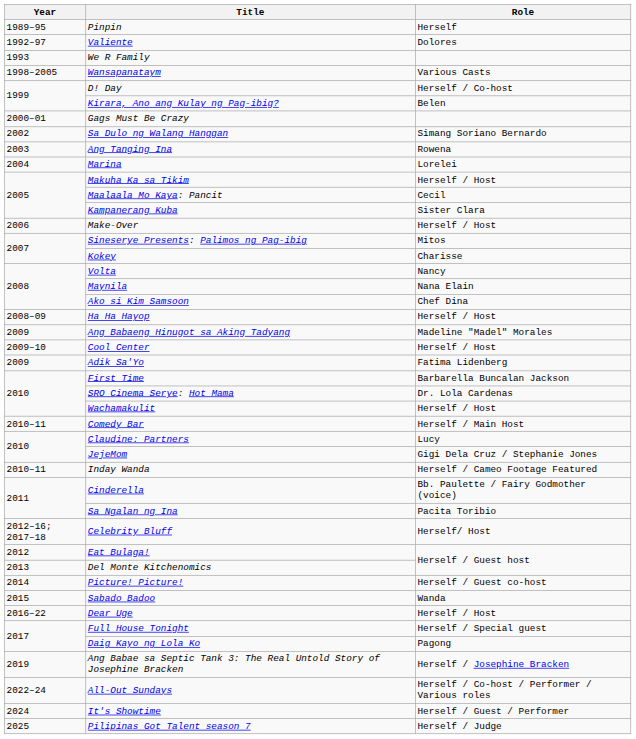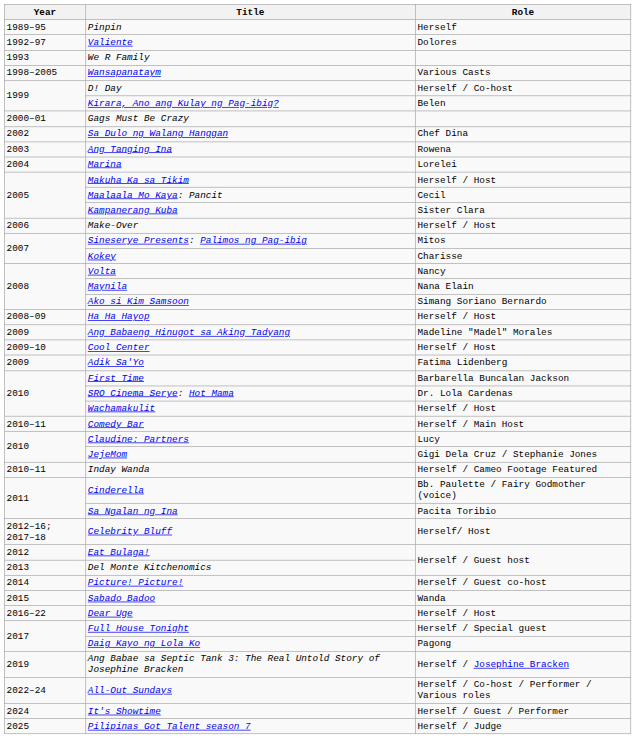(482, 134) Simang Soriano Bernardo -> (443, 134) Chef Dina
(443, 302) Chef Dina -> (482, 302) Simang Soriano Bernardo
